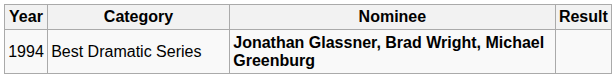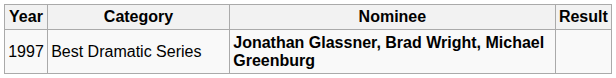(26, 51) 1994 -> (26, 51) 1997
